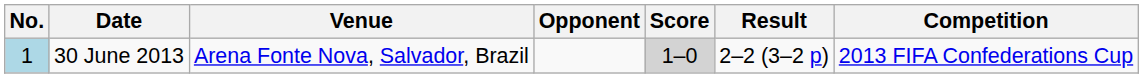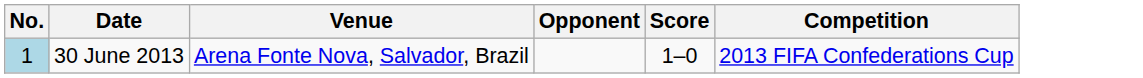- column: (774, 21)
(680, 55) lightgrey background -> (680, 55) no background
